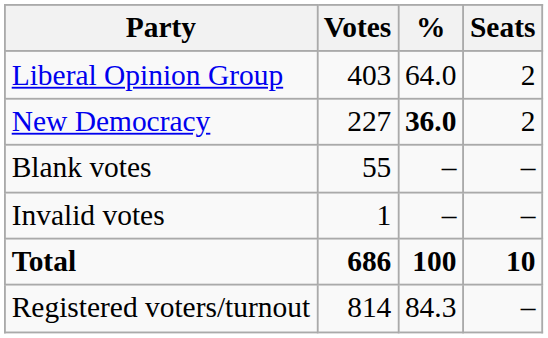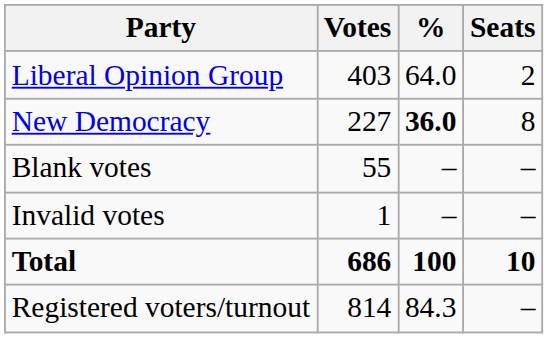(528, 121) 2 -> (528, 121) 8
